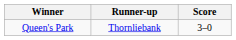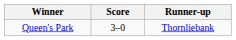columns swapped: (205, 12) <-> (135, 12)
